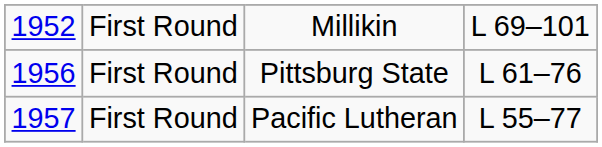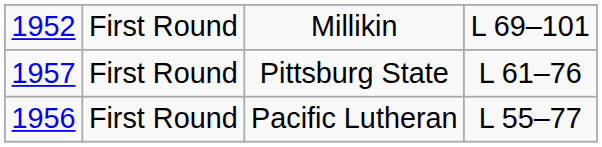(44, 73) 1956 -> (44, 73) 1957
(44, 118) 1957 -> (44, 118) 1956
